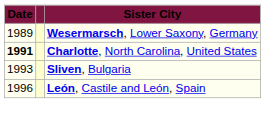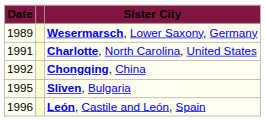(20, 51) bold -> (20, 51) normal
+ row: (96, 70)
(20, 70) 1993 -> (20, 88) 1995
